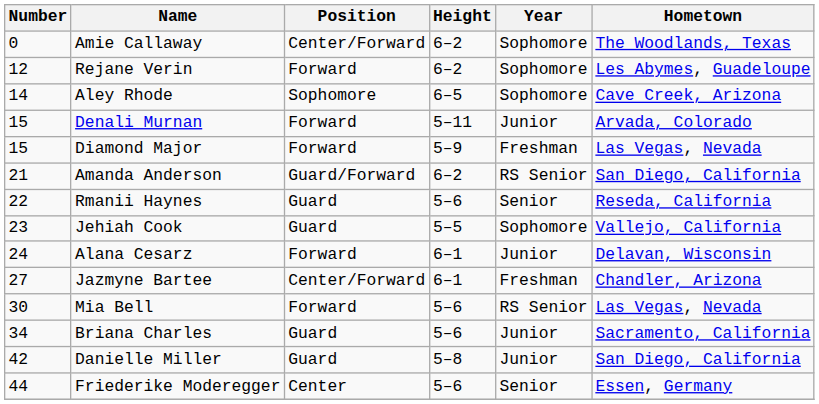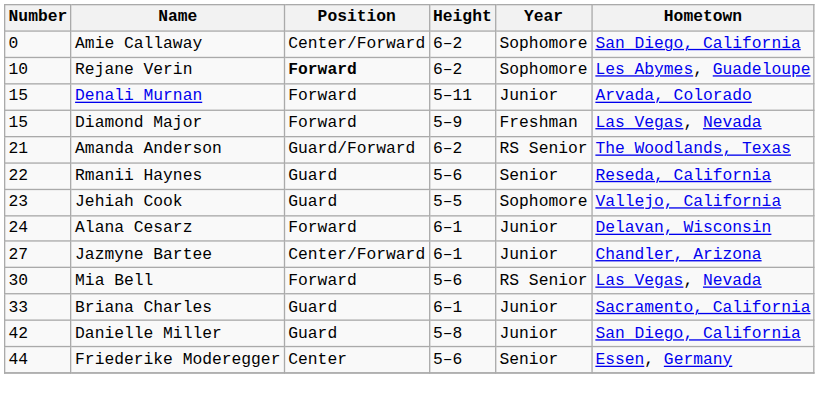(693, 44) The Woodlands, Texas -> (698, 44) San Diego, California
(18, 71) 12 -> (18, 71) 10
(323, 71) normal -> (323, 71) bold
- row: (124, 97)
(698, 176) San Diego, California -> (693, 150) The Woodlands, Texas
(539, 281) Freshman -> (529, 255) Junior
(18, 334) 34 -> (18, 308) 33
(448, 334) 5–6 -> (448, 308) 6–1
